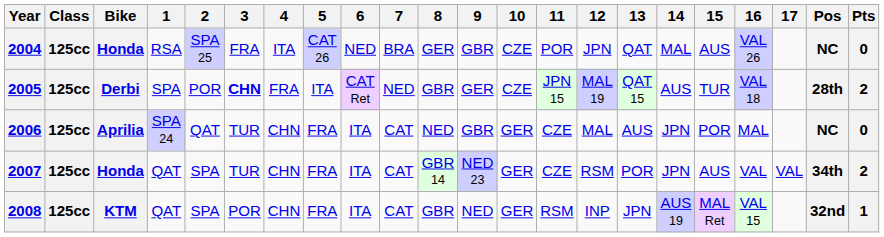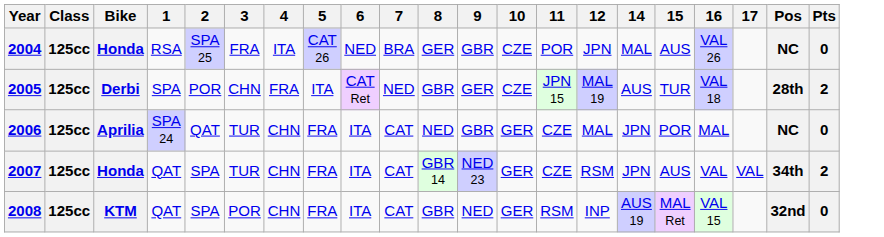- column: (637, 16)
(245, 89) bold -> (245, 89) normal
(864, 211) 1 -> (824, 211) 0
